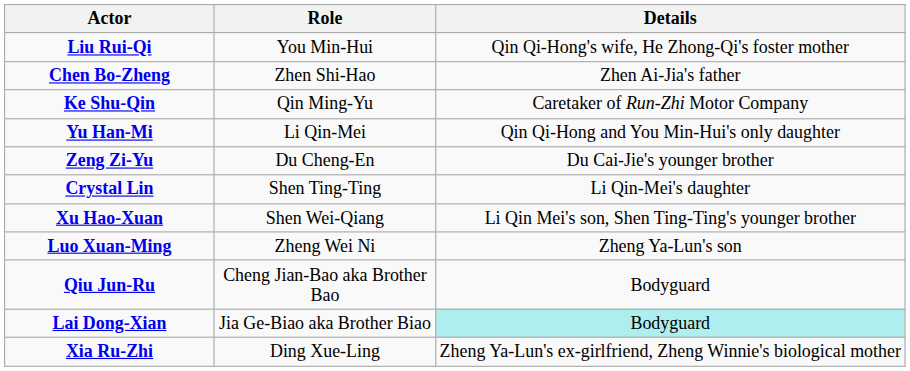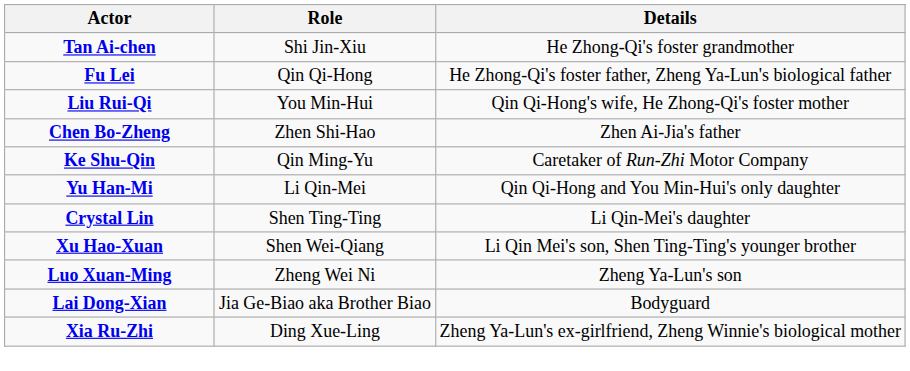+ row: (109, 47)
+ row: (109, 75)
- row: (109, 160)
- row: (109, 284)
(670, 323) paleturquoise background -> (670, 302) no background
